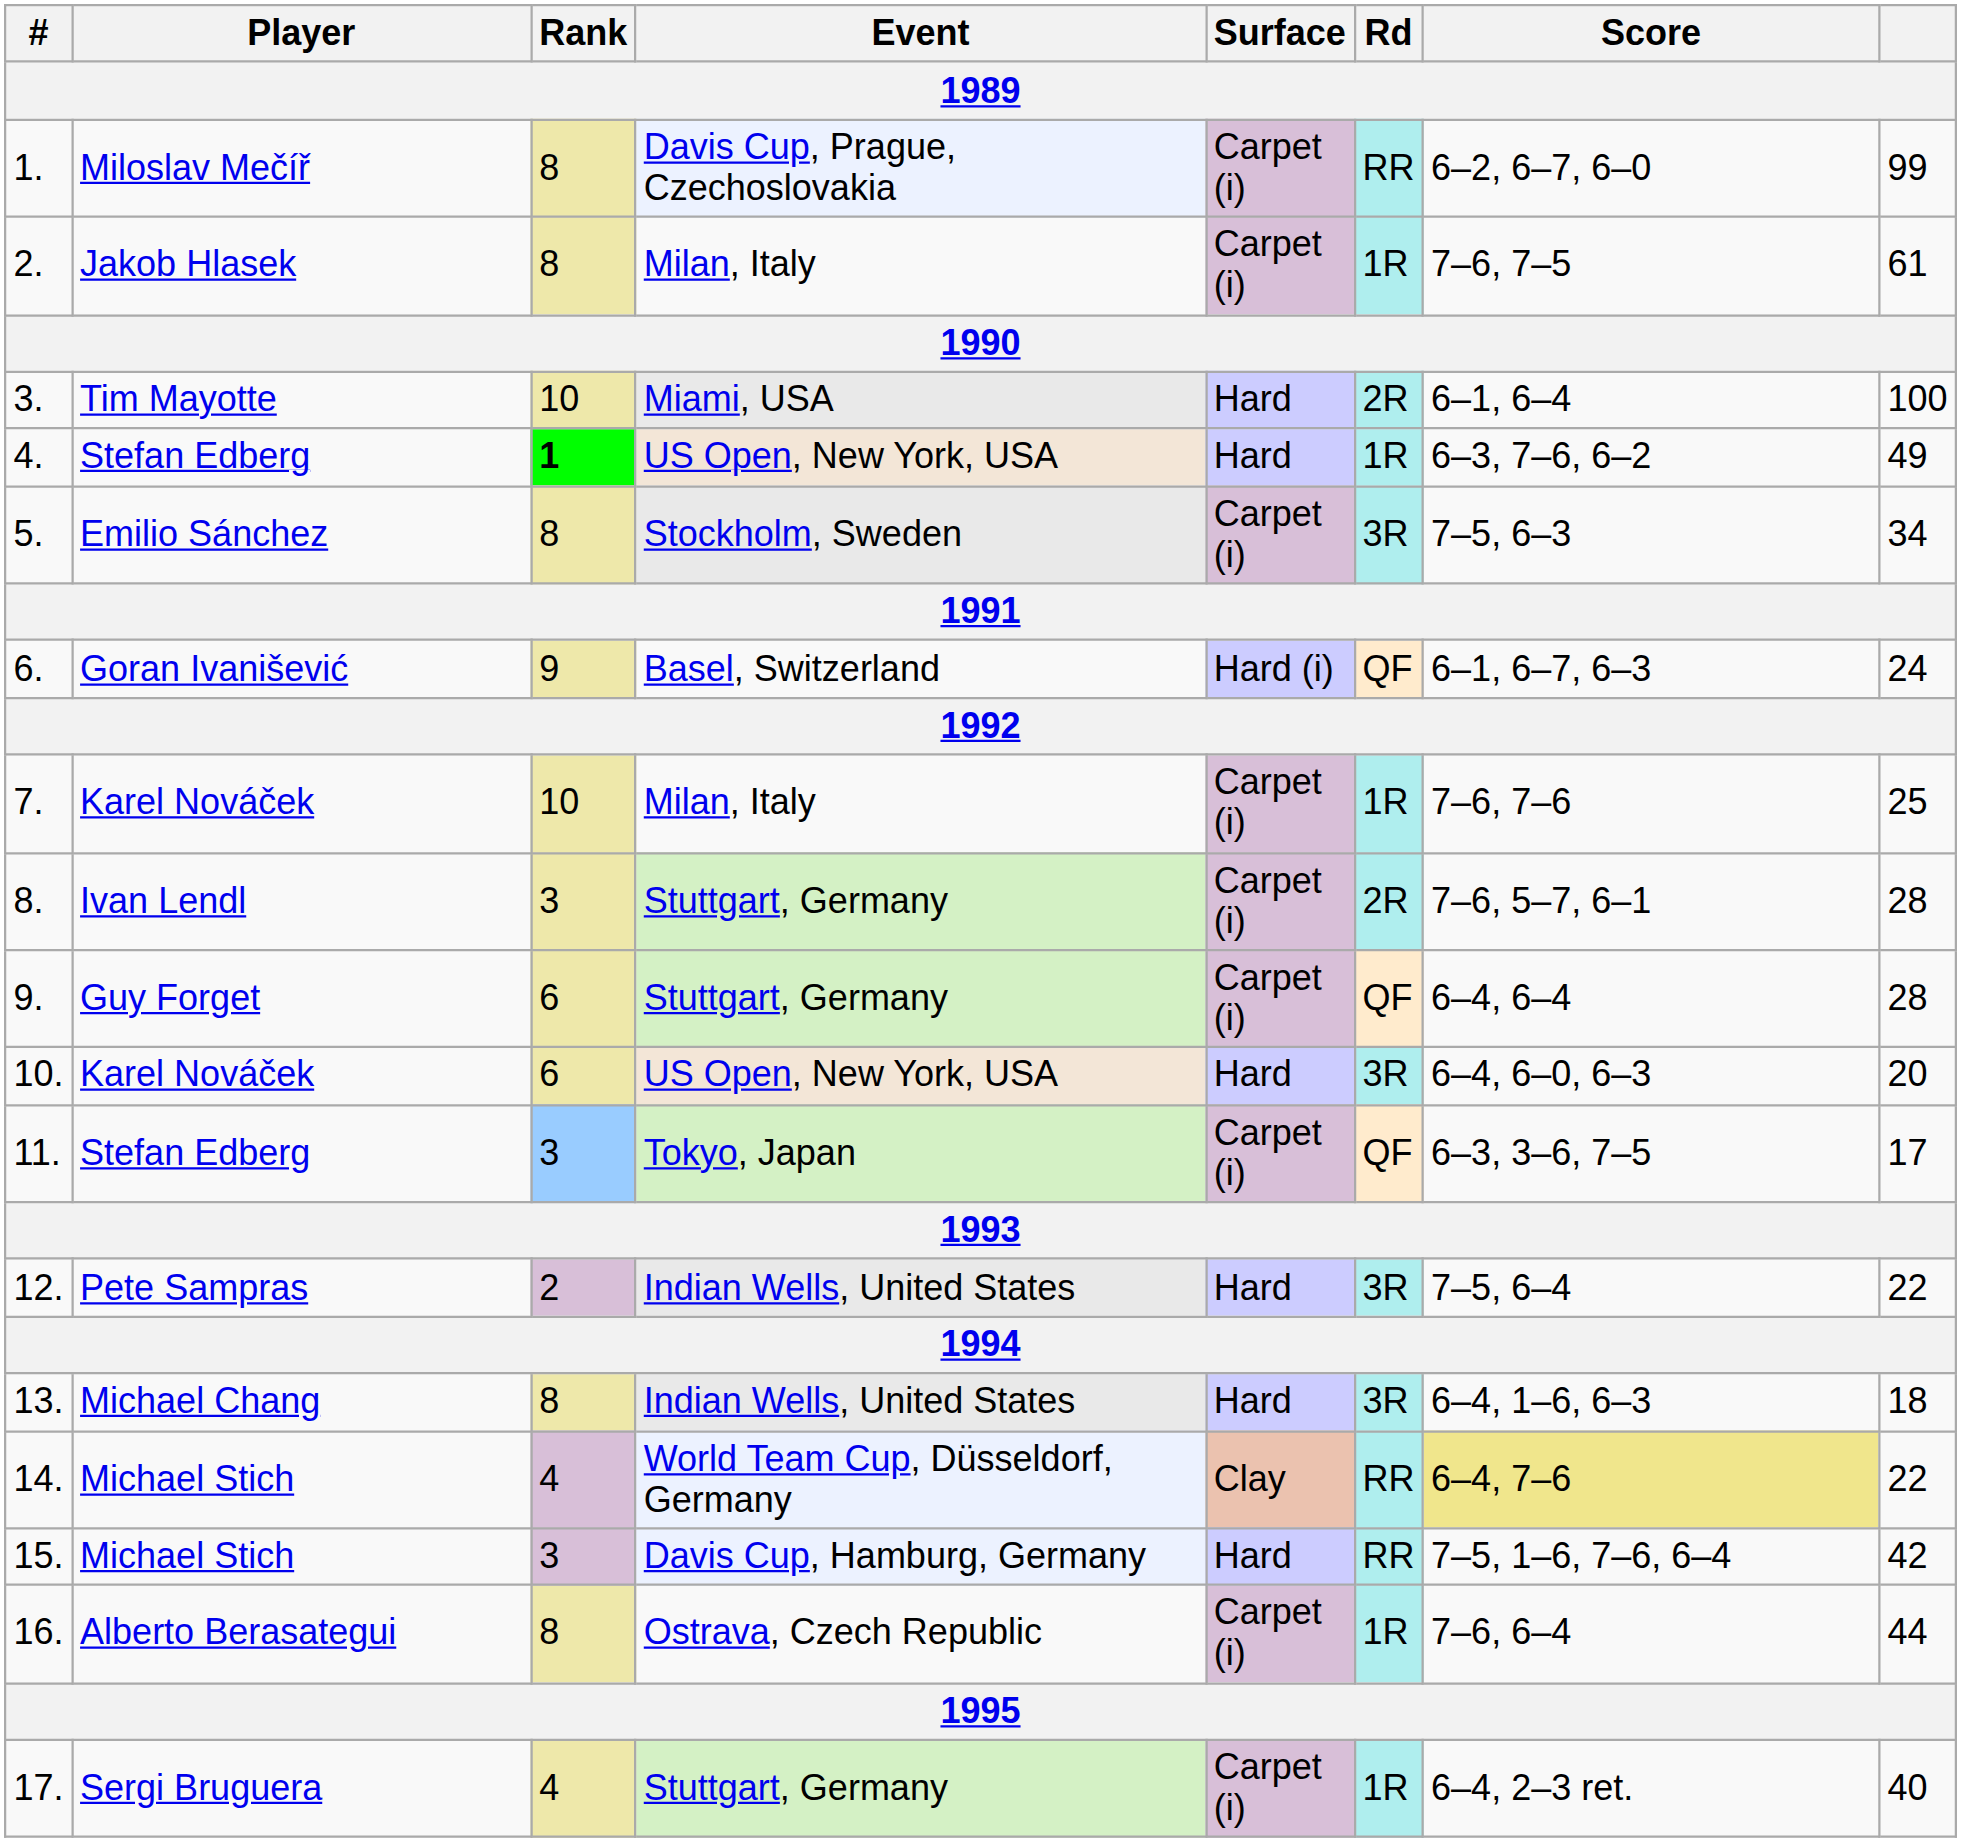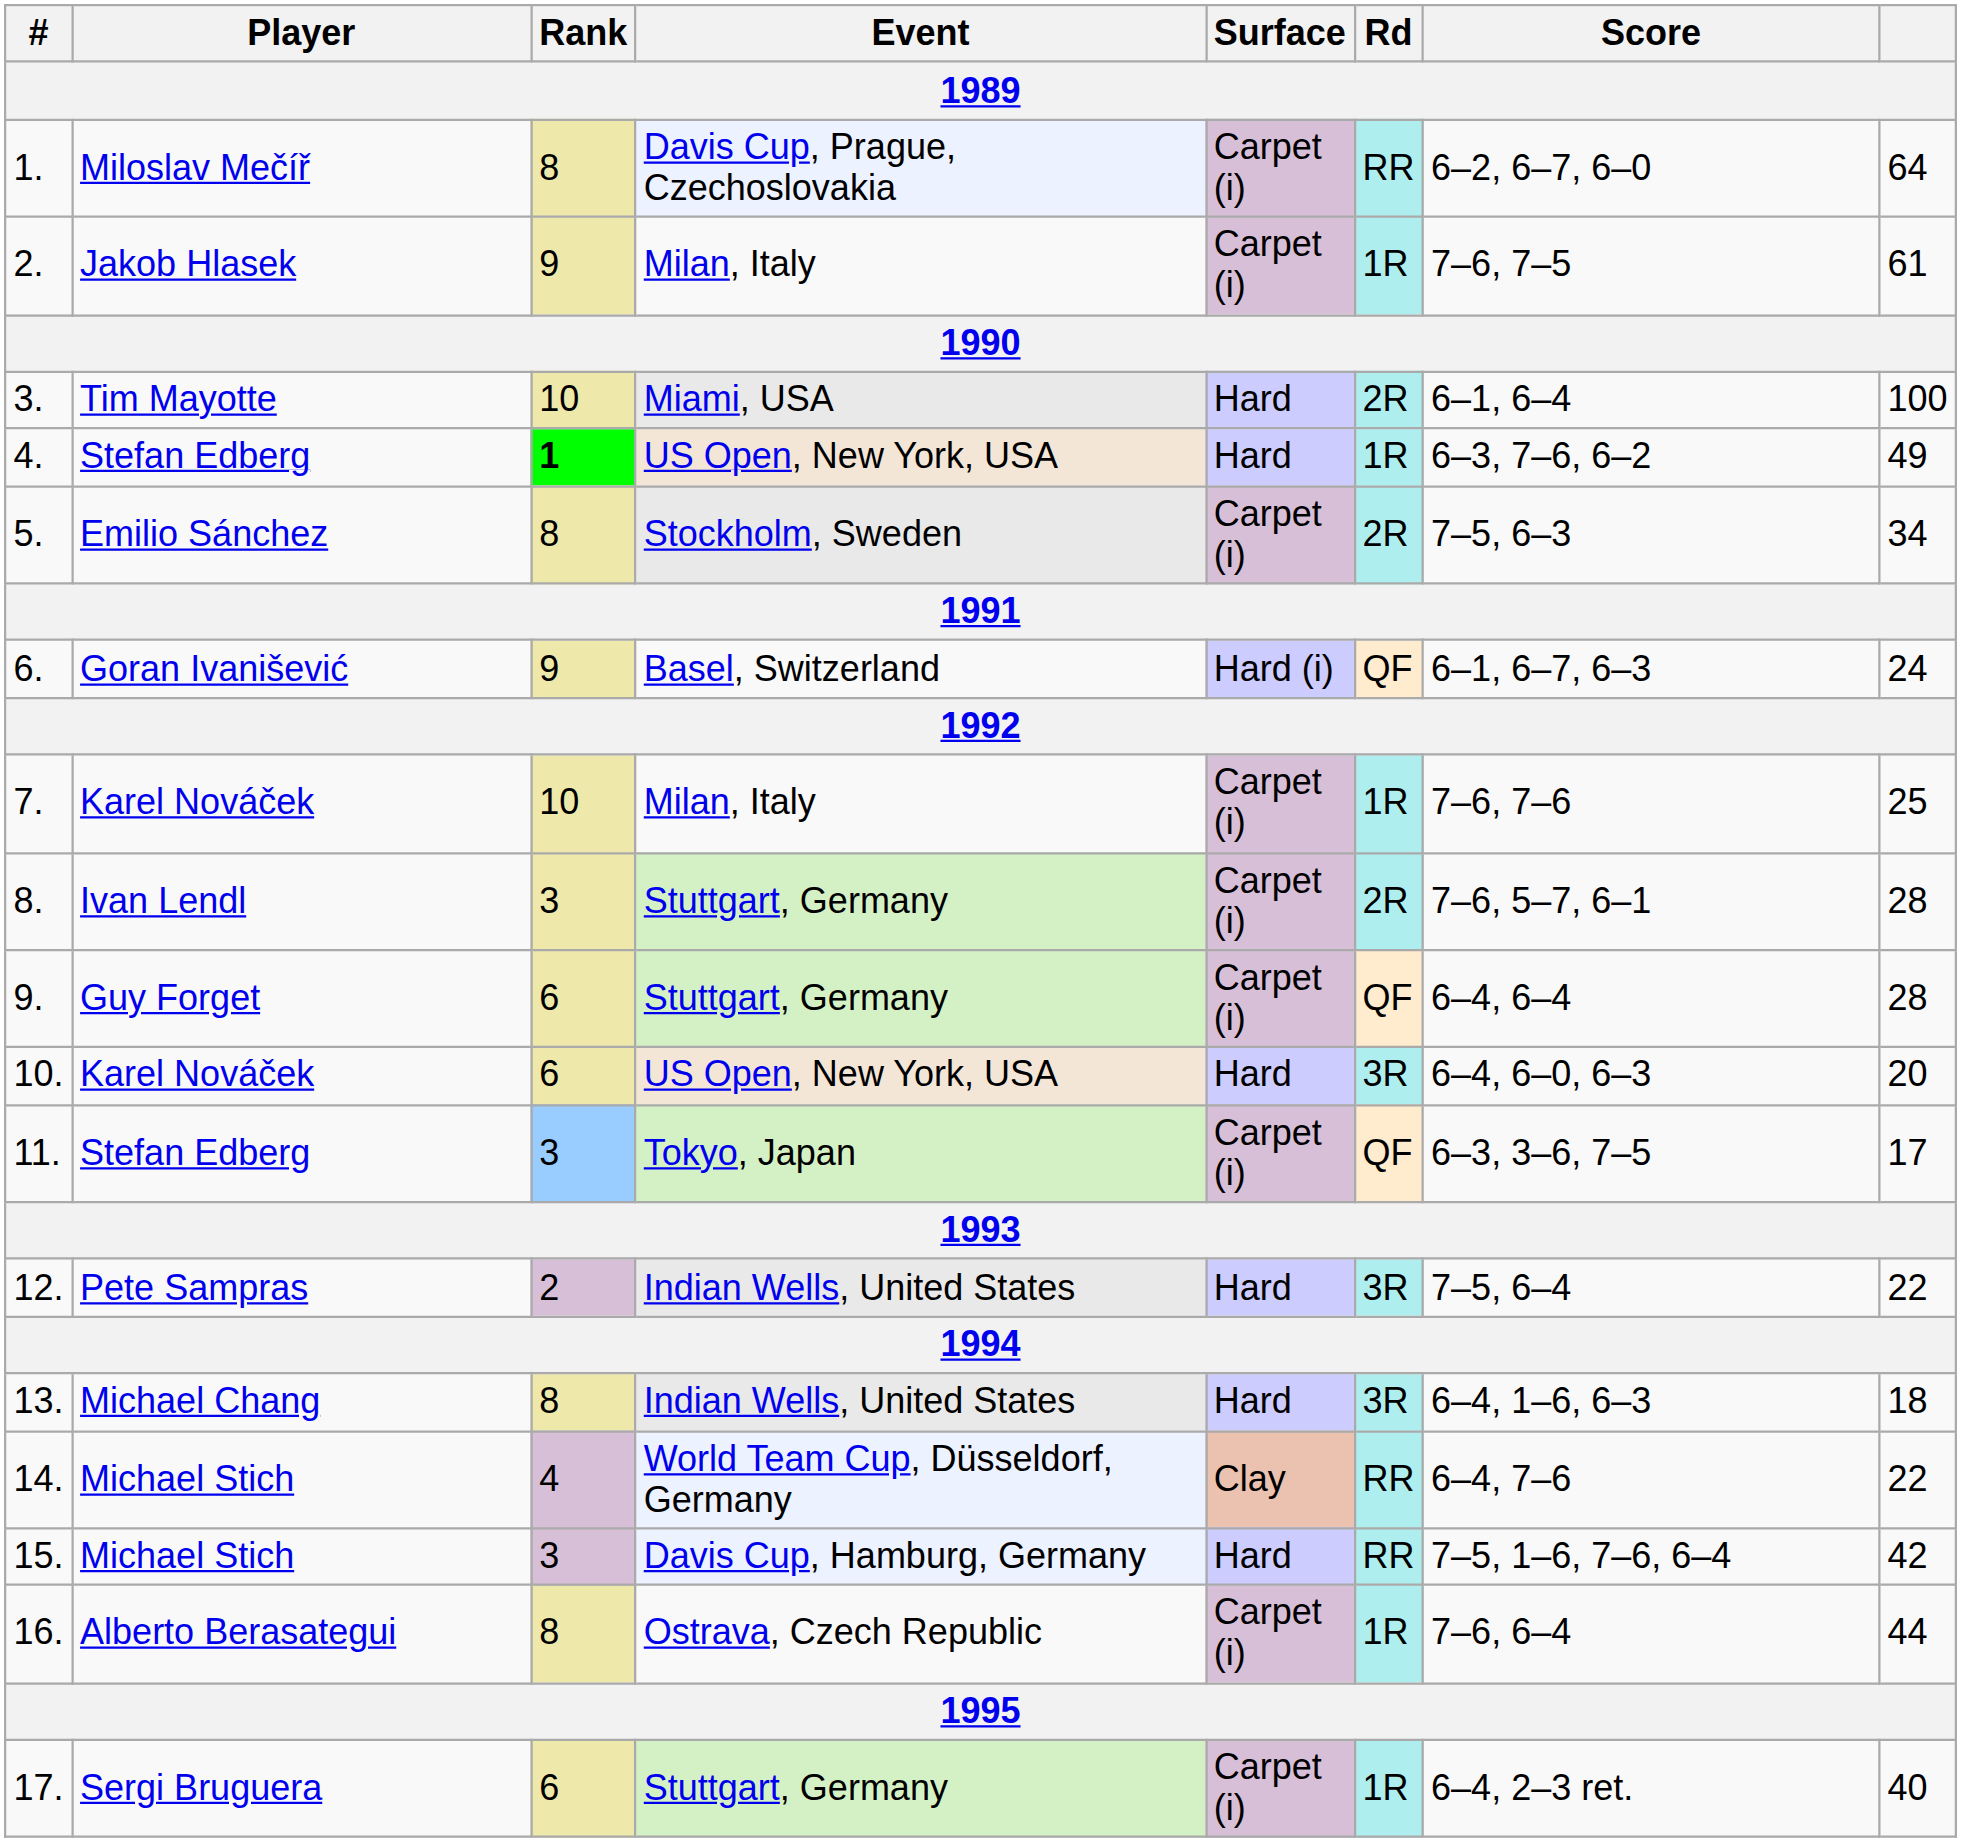(1908, 167) 99 -> (1908, 167) 64
(549, 265) 8 -> (549, 265) 9
(1385, 533) 3R -> (1385, 533) 2R
(1501, 1478) khaki background -> (1501, 1478) no background
(549, 1788) 4 -> (549, 1788) 6
